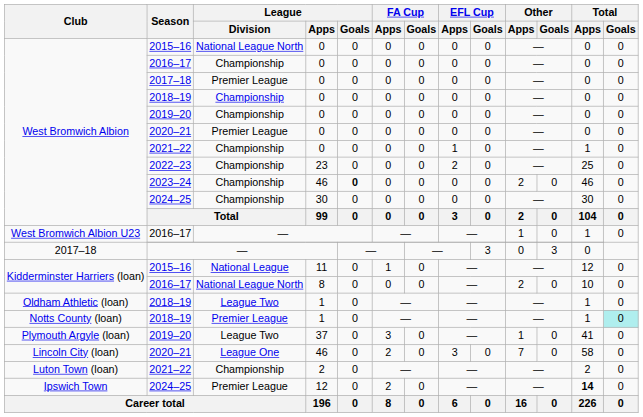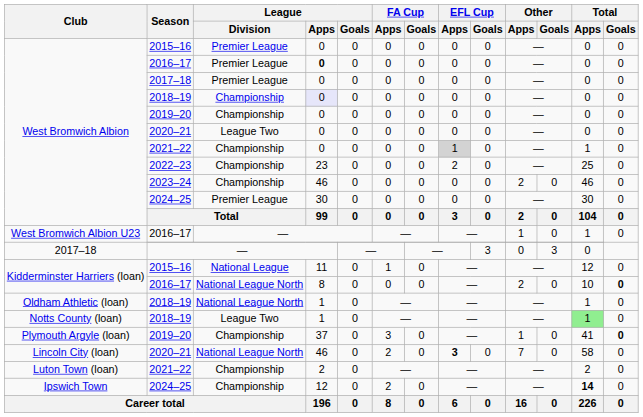(250, 47) National League North -> (250, 47) Premier League
(250, 64) Championship -> (250, 64) Premier League
(322, 64) normal -> (322, 64) bold
(322, 98) no background -> (322, 98) lavender background
(250, 132) Premier League -> (250, 132) League Two
(455, 149) no background -> (455, 149) lightgrey background
(355, 183) bold -> (355, 183) normal
(250, 200) Championship -> (250, 200) Premier League
(621, 285) normal -> (621, 285) bold
(250, 302) League Two -> (250, 302) National League North
(250, 319) Premier League -> (250, 319) League Two
(588, 319) no background -> (588, 319) lightgreen background
(621, 319) paleturquoise background -> (621, 319) no background
(250, 336) League Two -> (250, 336) Championship
(621, 336) normal -> (621, 336) bold
(250, 353) League One -> (250, 353) National League North
(455, 353) normal -> (455, 353) bold
(250, 387) Premier League -> (250, 387) Championship
